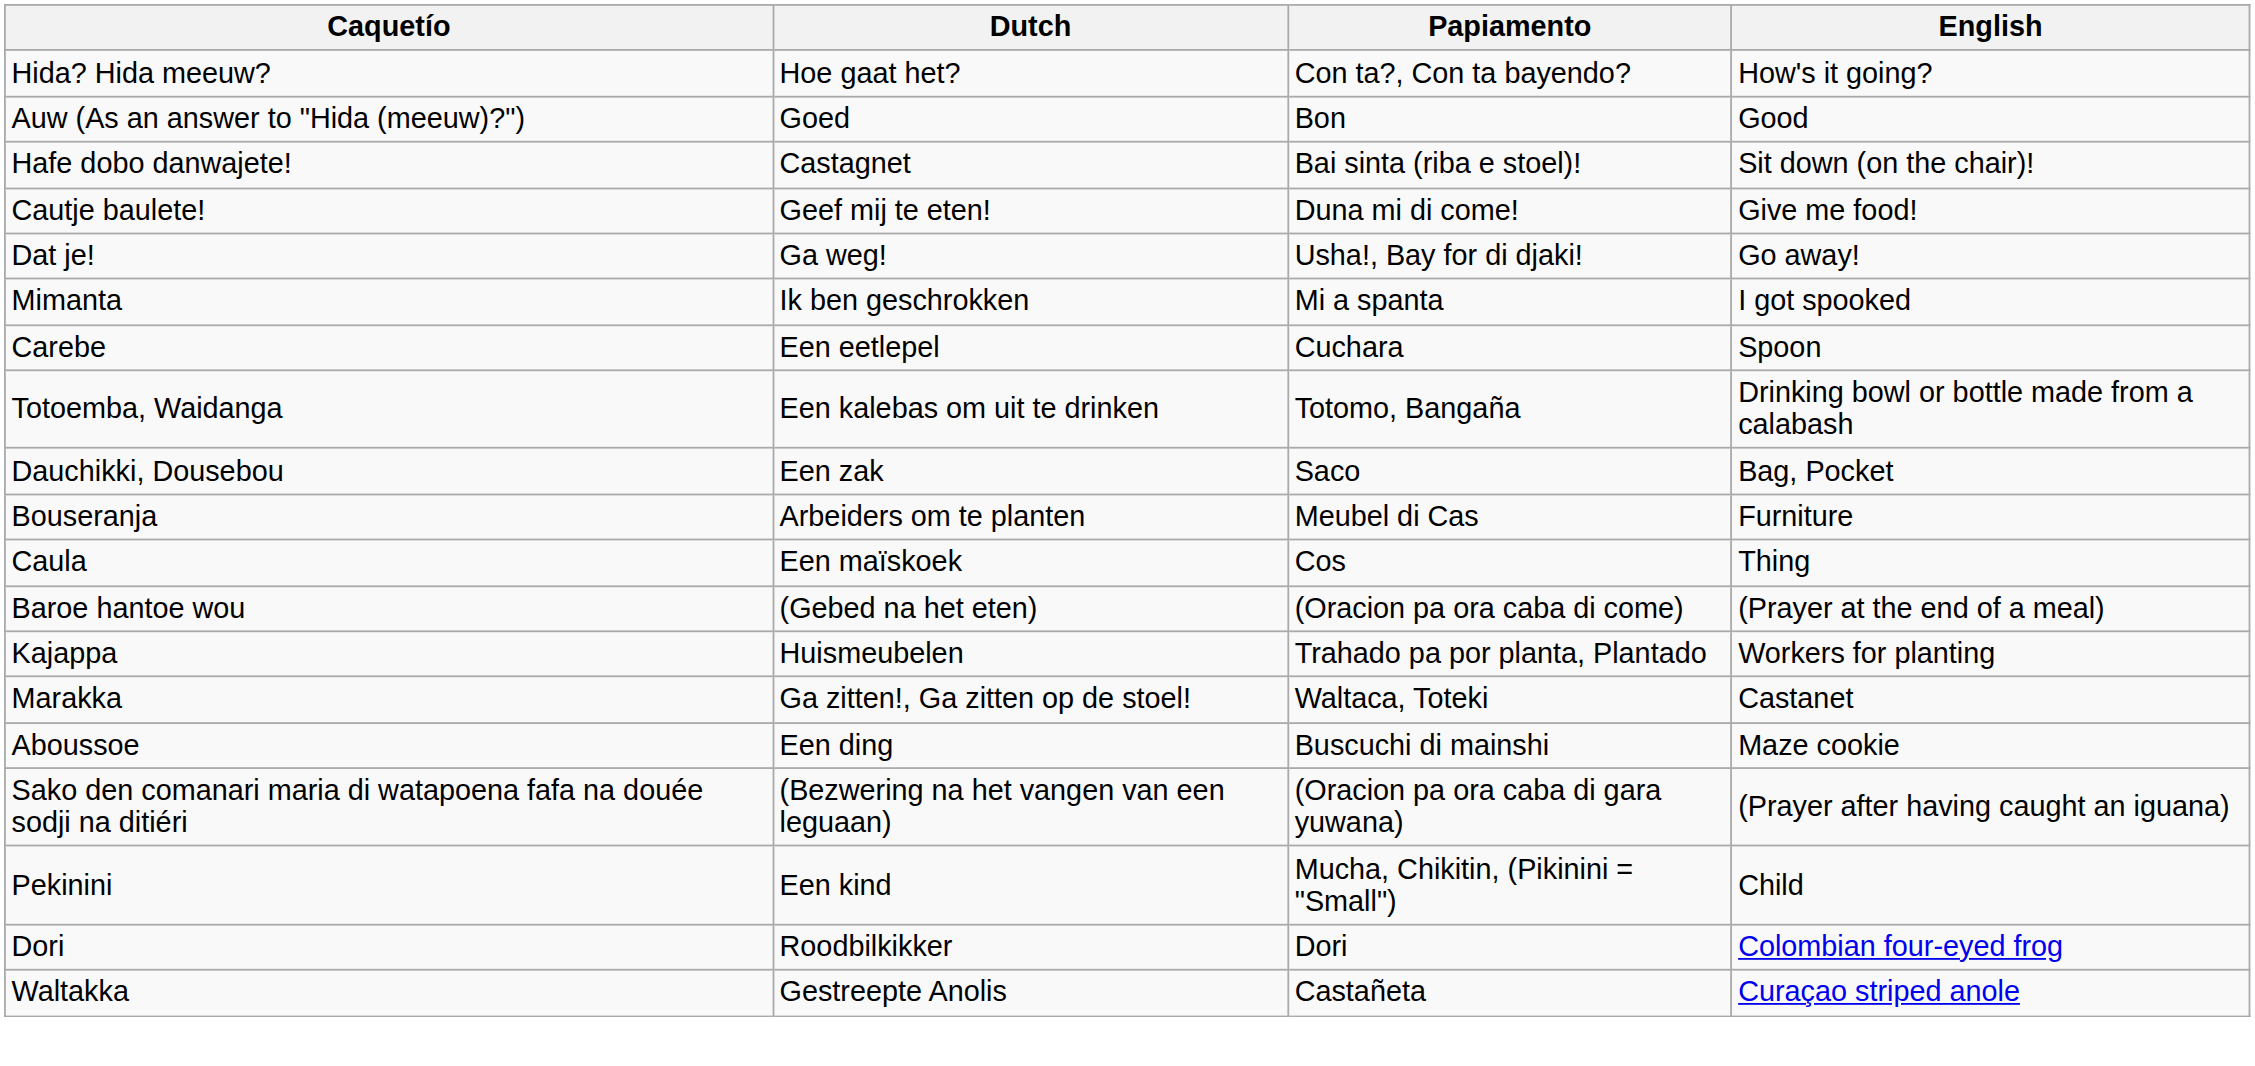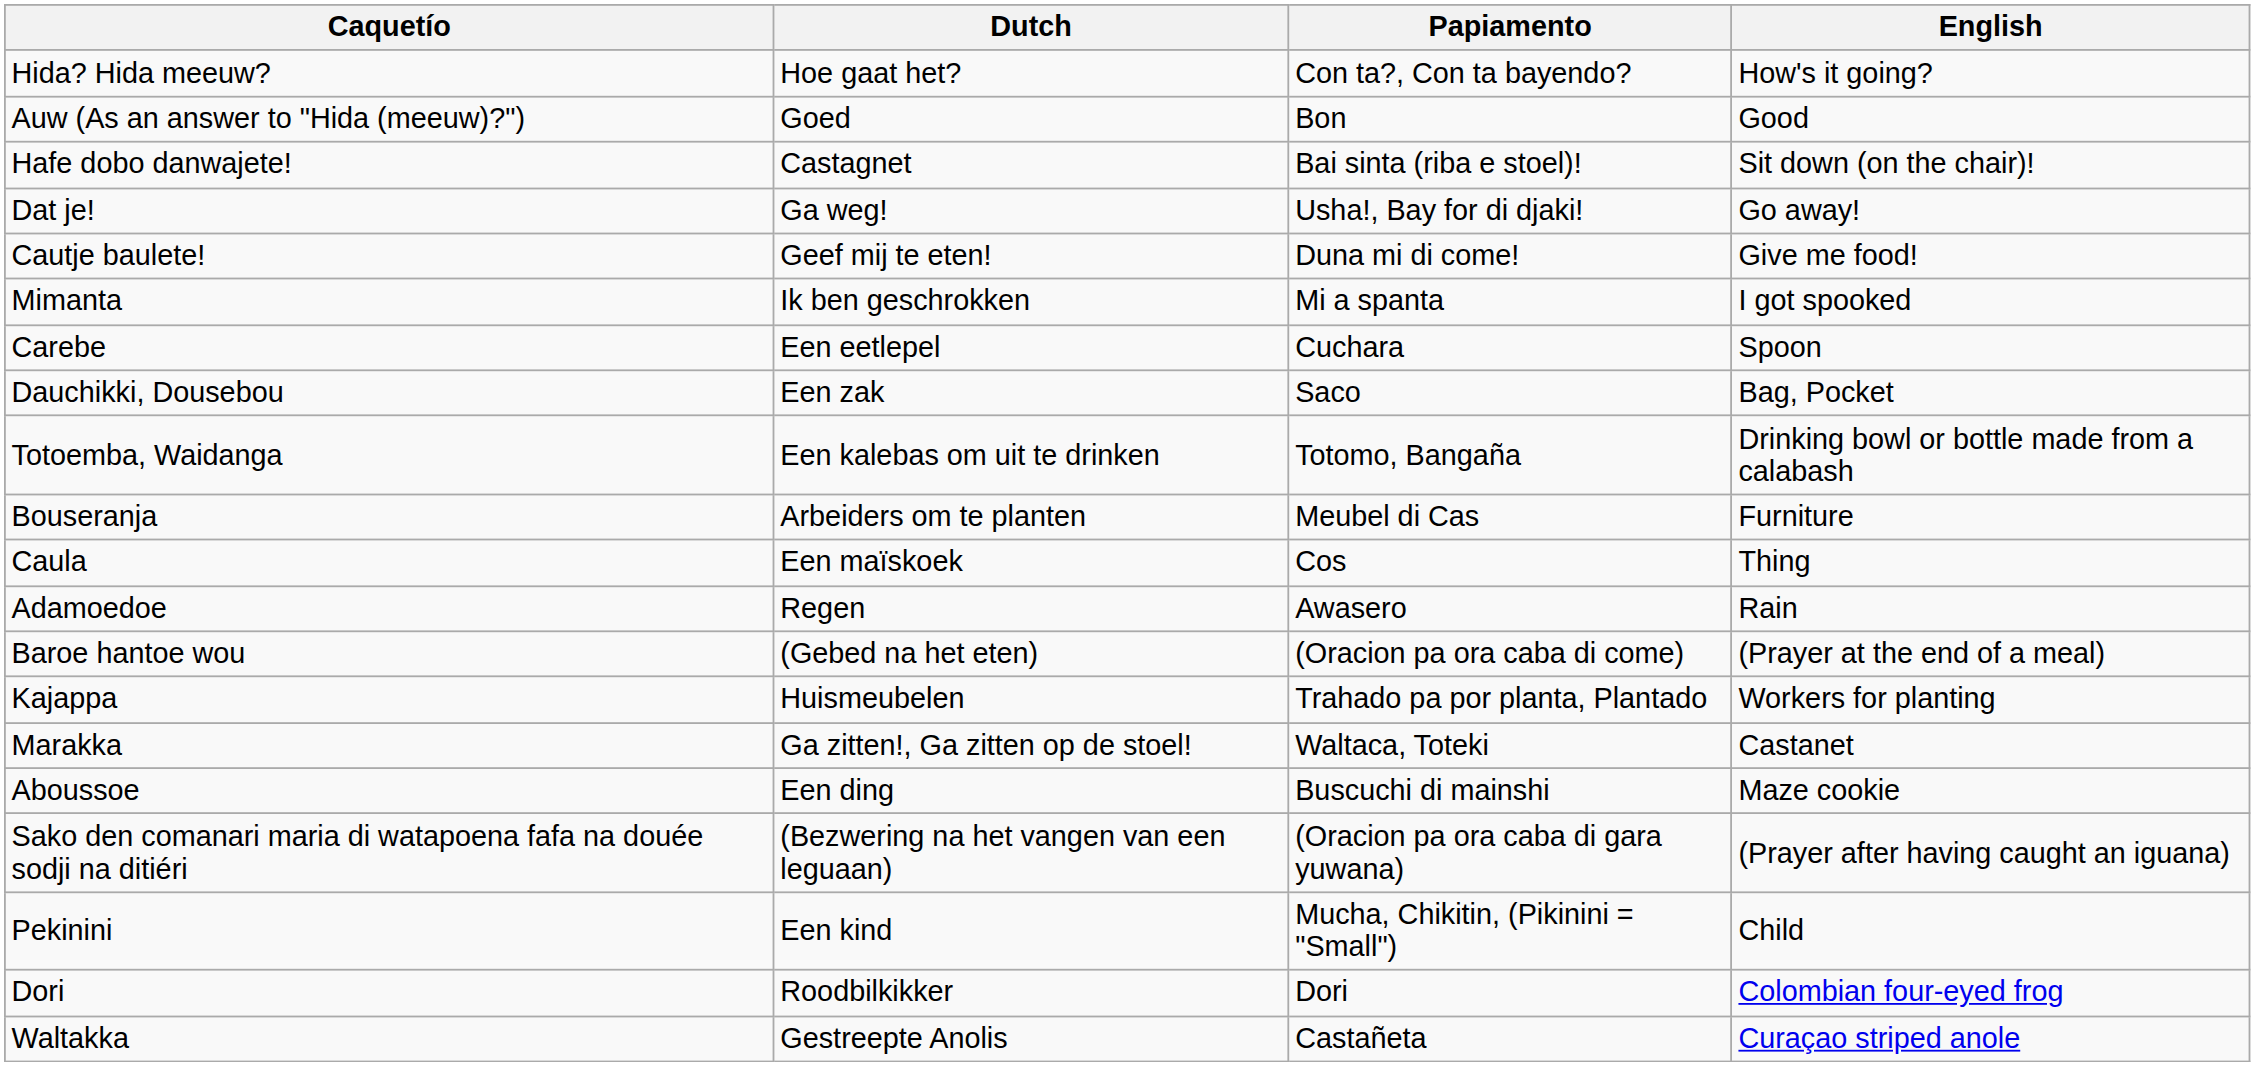rows swapped: (108, 210) <-> (53, 255)
rows swapped: (147, 408) <-> (148, 470)
+ row: (89, 607)
